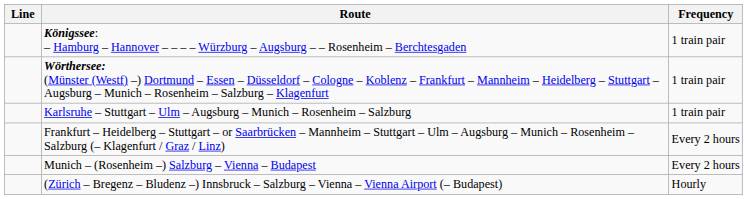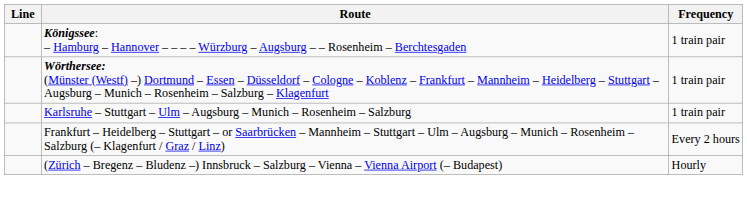- row: (180, 165)
